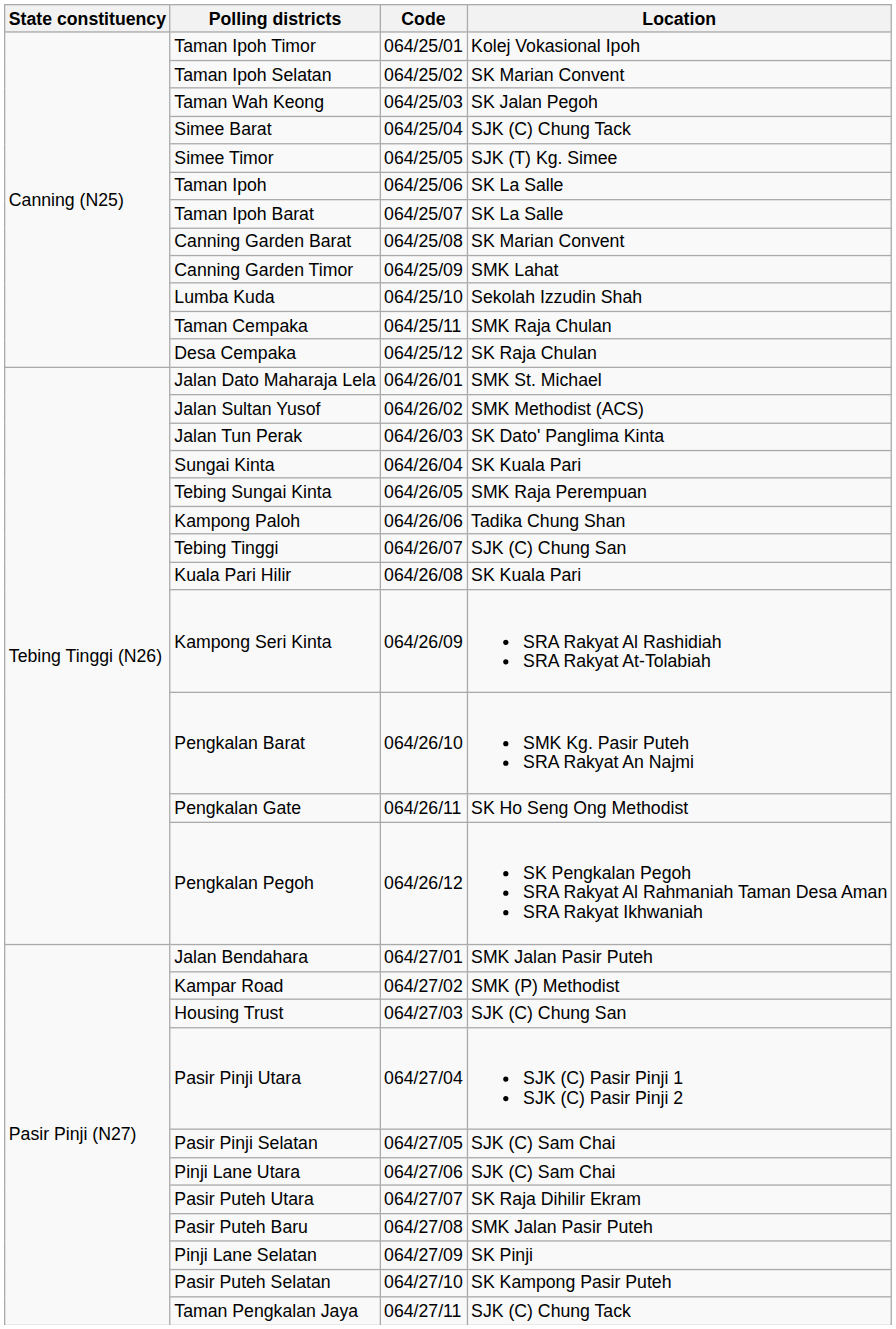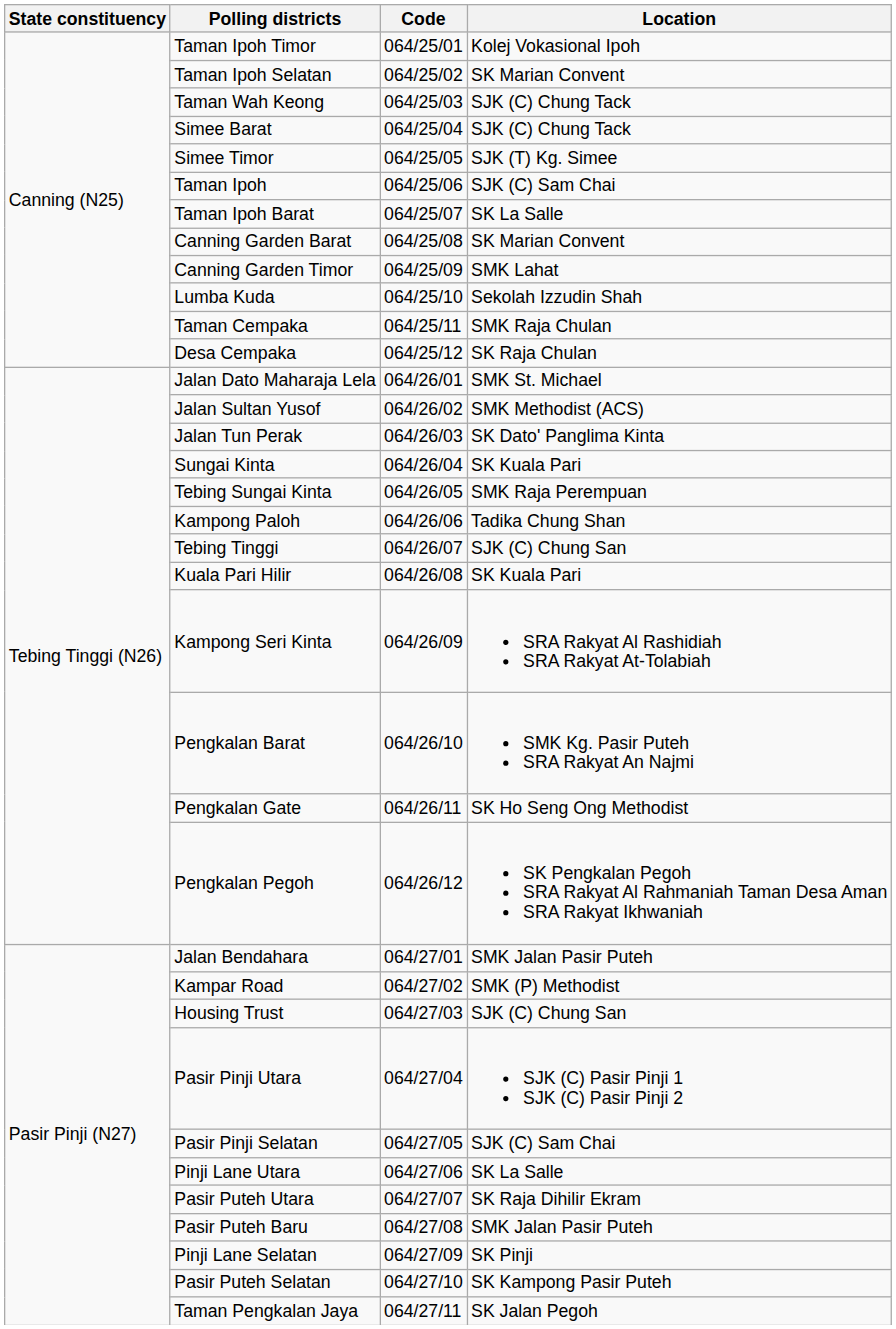(534, 102) SK Jalan Pegoh -> (551, 102) SJK (C) Chung Tack
(517, 185) SK La Salle -> (543, 185) SJK (C) Sam Chai
(543, 1171) SJK (C) Sam Chai -> (517, 1171) SK La Salle
(551, 1310) SJK (C) Chung Tack -> (534, 1310) SK Jalan Pegoh
